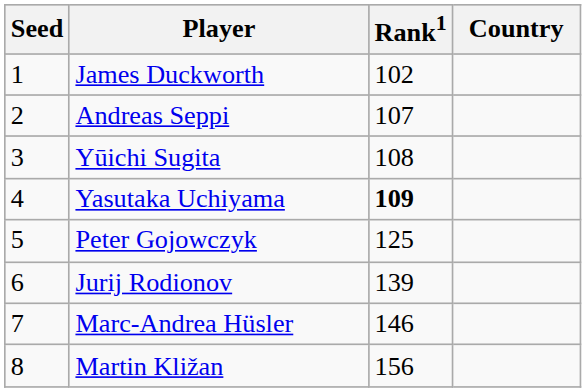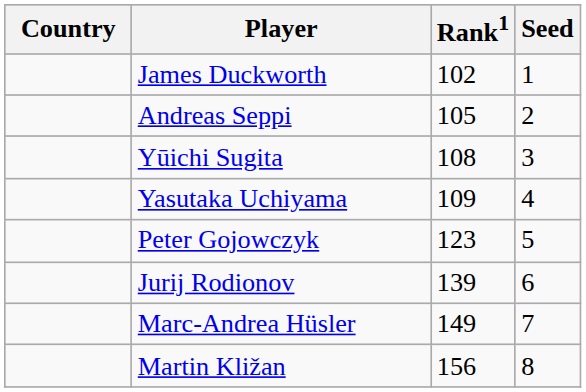columns swapped: (516, 28) <-> (37, 28)
(394, 115) 107 -> (457, 115) 105
(394, 198) bold -> (457, 198) normal
(394, 240) 125 -> (457, 240) 123
(394, 323) 146 -> (457, 323) 149
